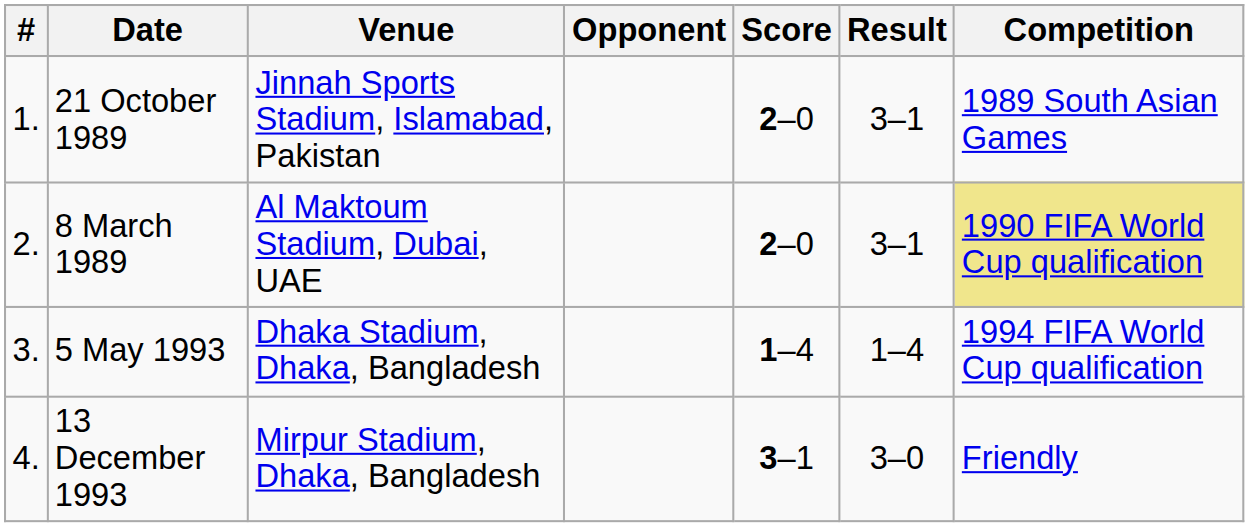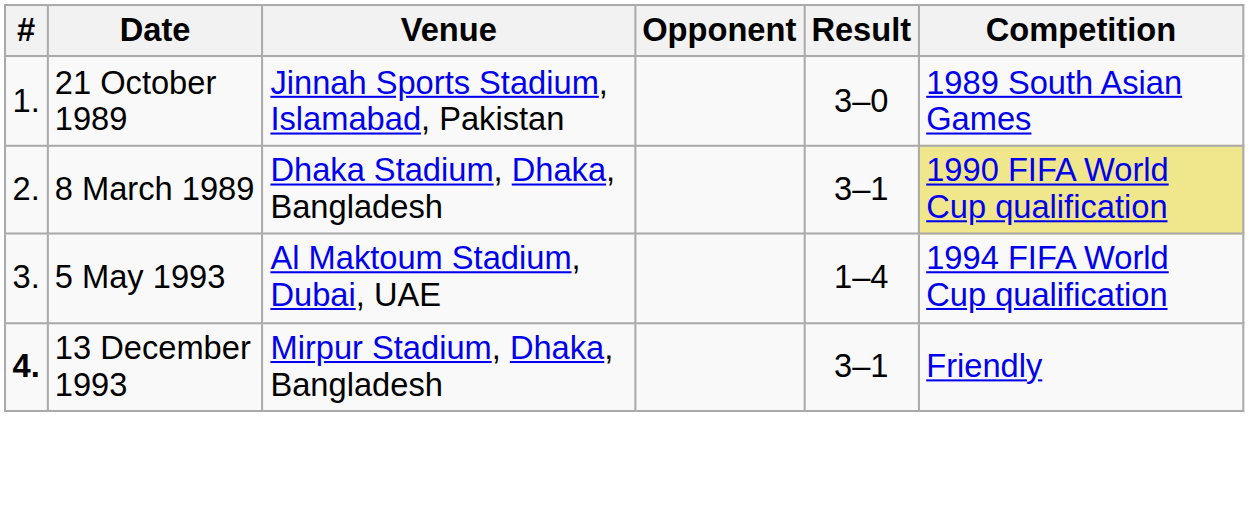- column: (787, 30)
(897, 118) 3–1 -> (861, 100) 3–0
(372, 244) Al Maktoum Stadium, Dubai, UAE -> (443, 188) Dhaka Stadium, Dhaka, Bangladesh
(398, 350) Dhaka Stadium, Dhaka, Bangladesh -> (426, 277) Al Maktoum Stadium, Dubai, UAE
(26, 457) normal -> (26, 365) bold
(897, 457) 3–0 -> (861, 365) 3–1
